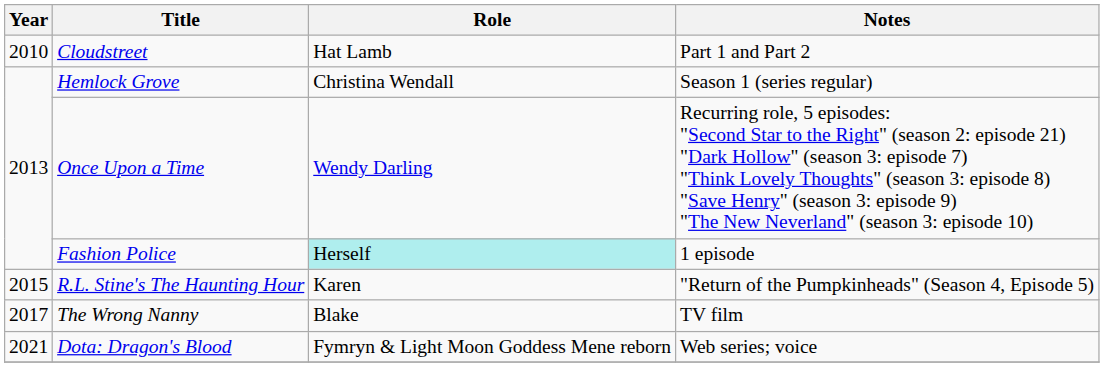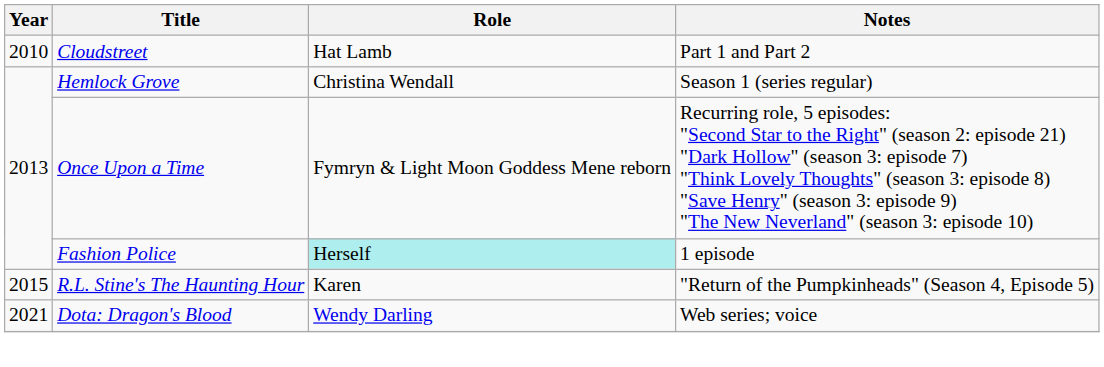(373, 167) Wendy Darling -> (492, 167) Fymryn & Light Moon Goddess Mene reborn
- row: (128, 315)
(492, 346) Fymryn & Light Moon Goddess Mene reborn -> (373, 315) Wendy Darling
